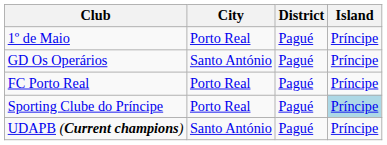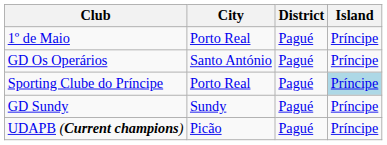- row: (48, 83)
+ row: (38, 106)
(231, 128) Santo António -> (206, 128) Picão
